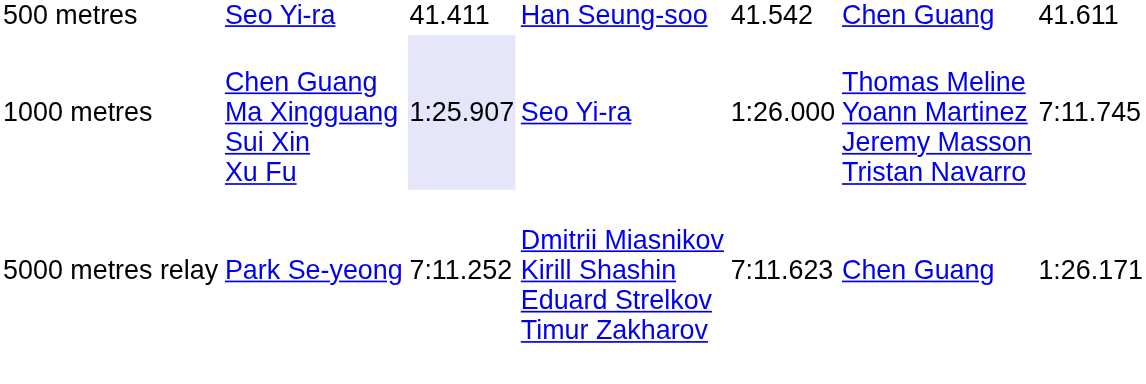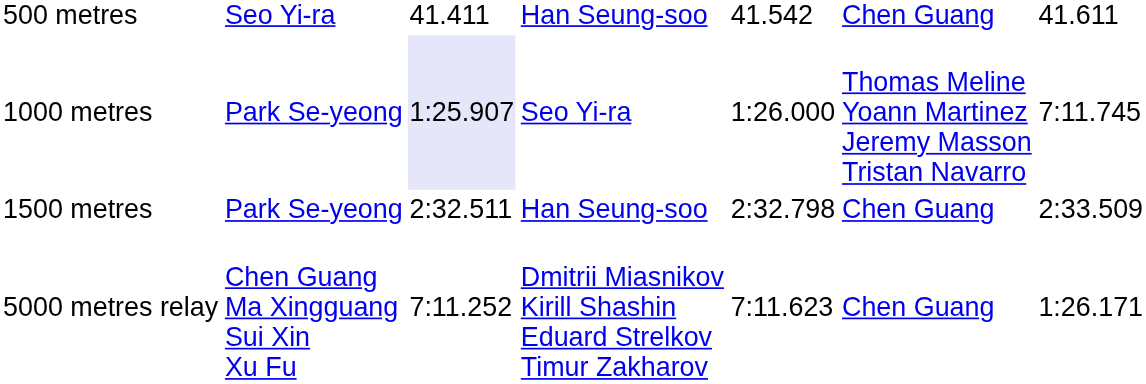(312, 127) Chen Guang Ma Xingguang Sui Xin Xu Fu -> (314, 112) Park Se-yeong
+ row: (78, 209)
(314, 270) Park Se-yeong -> (312, 322) Chen Guang Ma Xingguang Sui Xin Xu Fu
